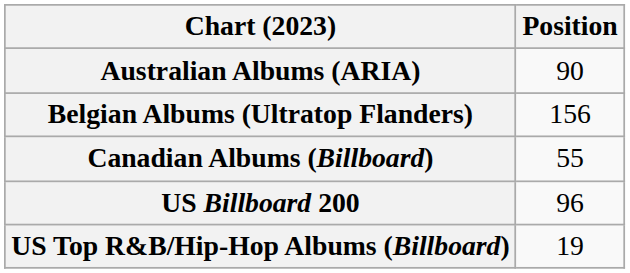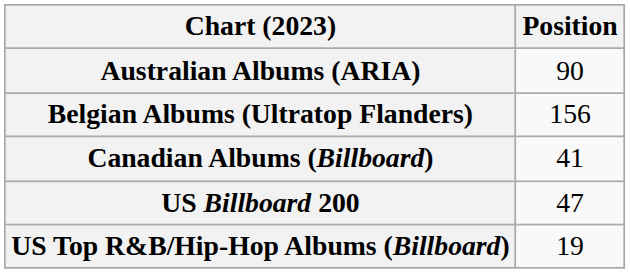(570, 158) 55 -> (570, 158) 41
(570, 202) 96 -> (570, 202) 47
